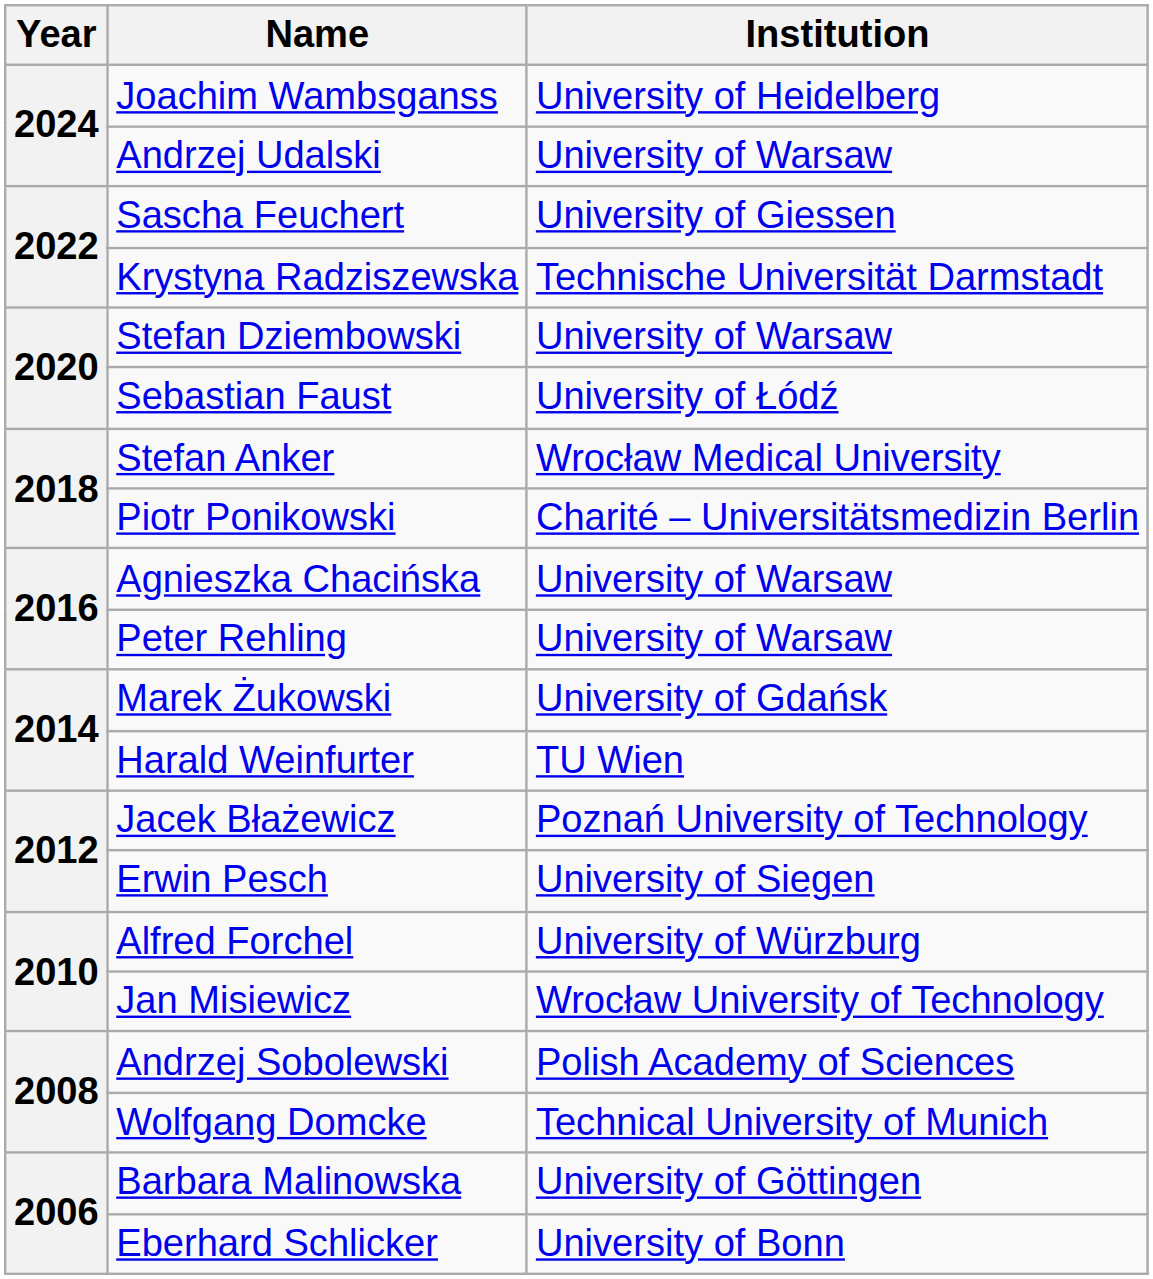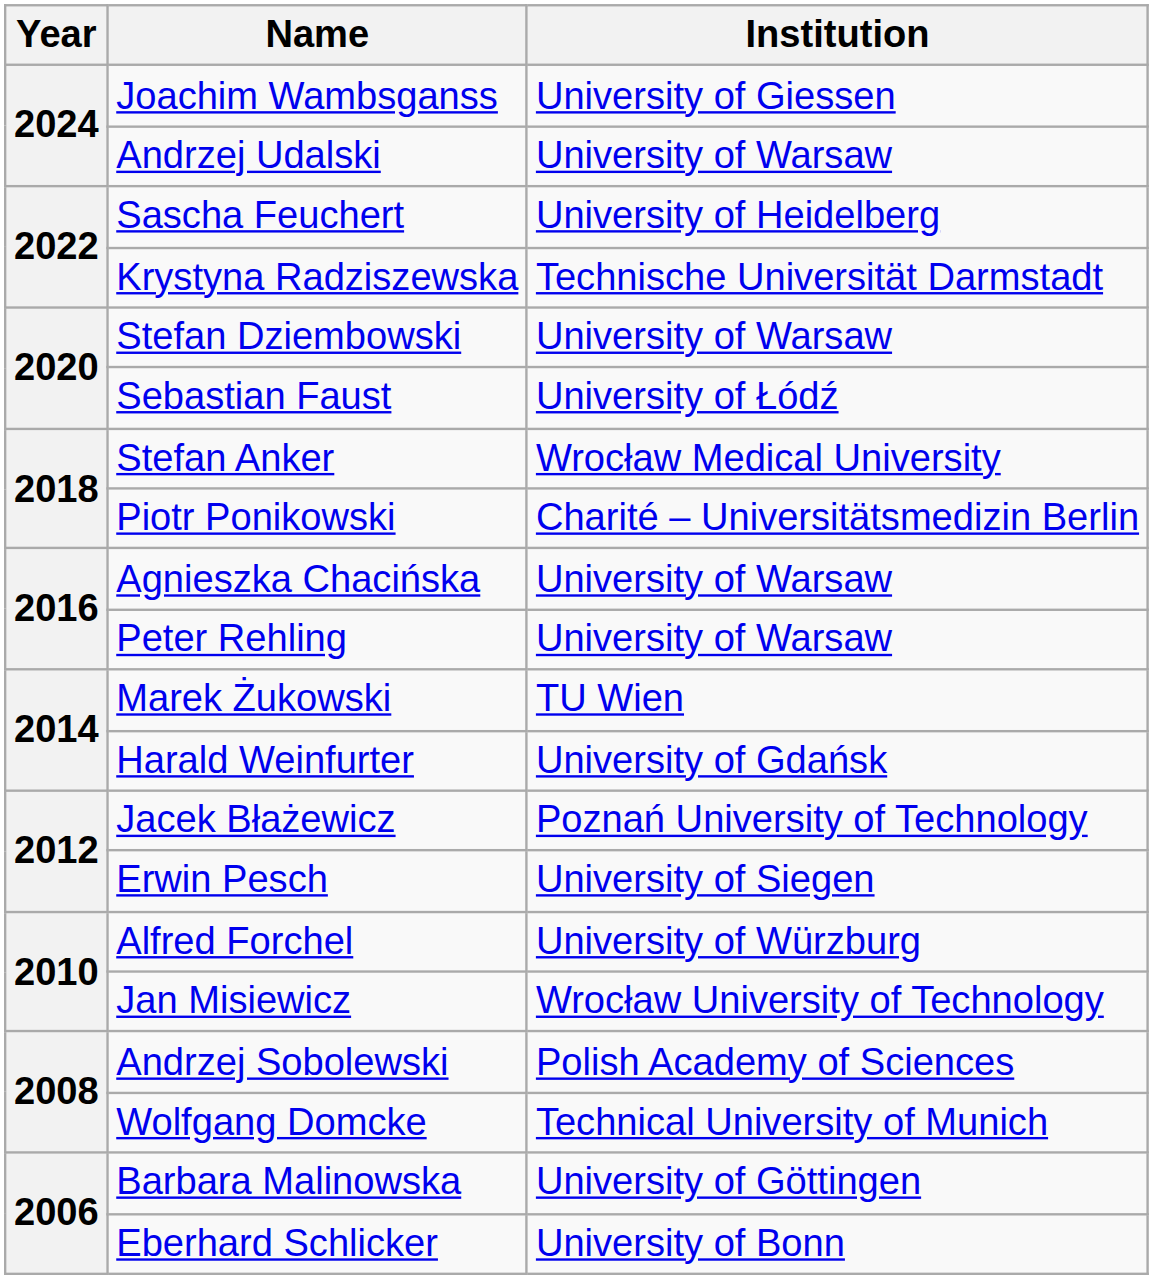(738, 95) University of Heidelberg -> (716, 95) University of Giessen
(716, 215) University of Giessen -> (738, 215) University of Heidelberg
(712, 699) University of Gdańsk -> (610, 699) TU Wien
(610, 759) TU Wien -> (712, 759) University of Gdańsk
